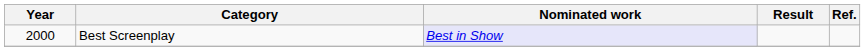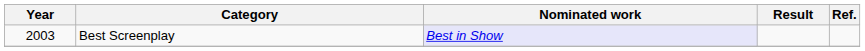(40, 35) 2000 -> (40, 35) 2003
